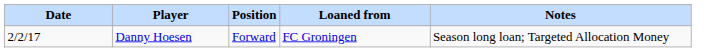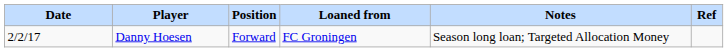+ column: (707, 15)
